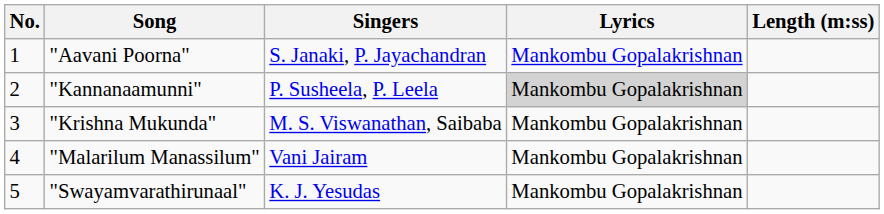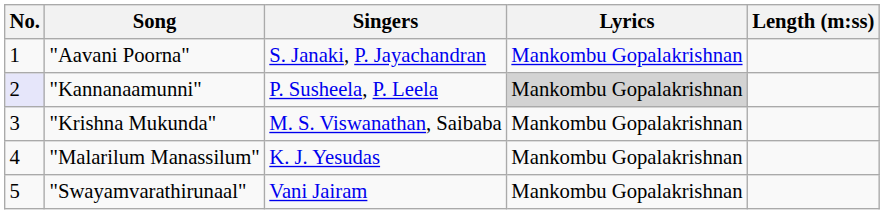(15, 89) no background -> (15, 89) lavender background
(318, 158) Vani Jairam -> (325, 158) K. J. Yesudas
(325, 192) K. J. Yesudas -> (318, 192) Vani Jairam
